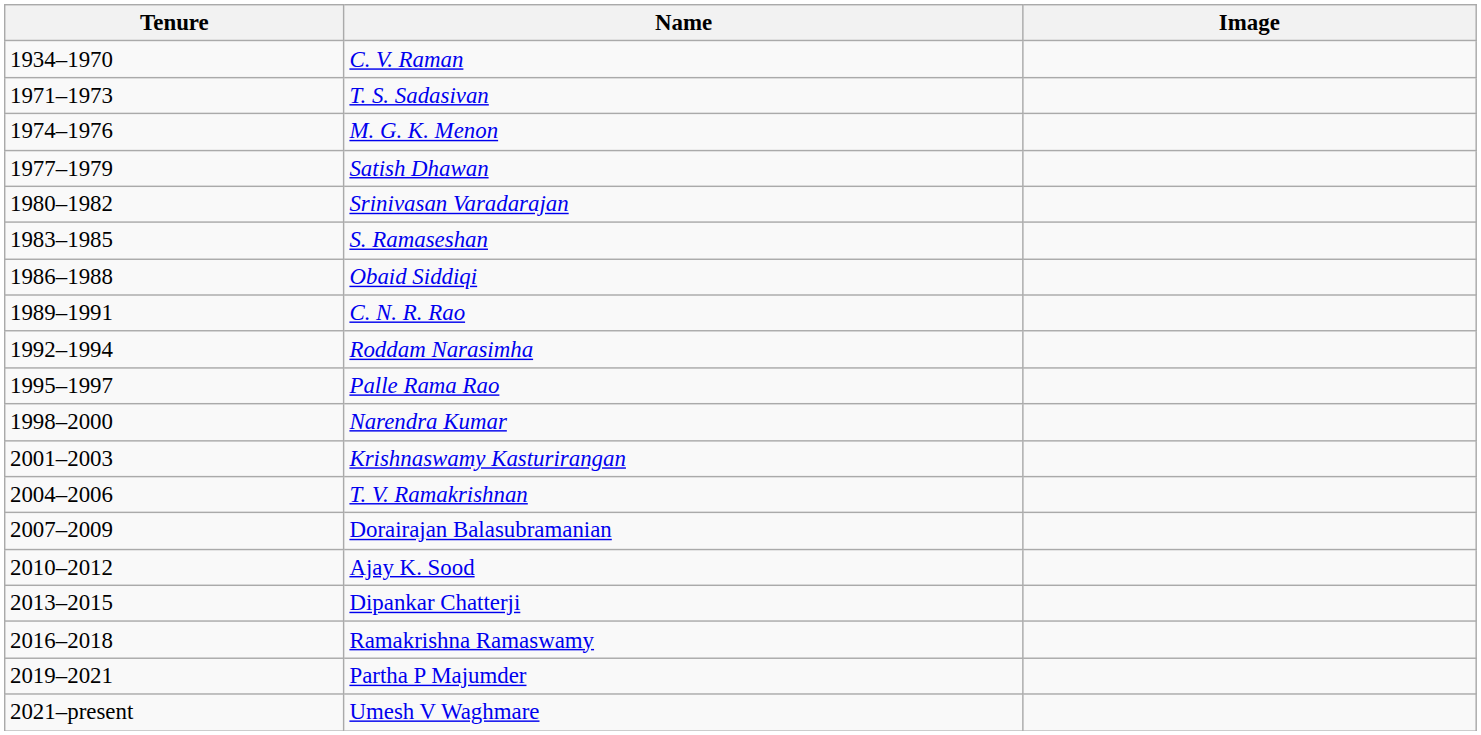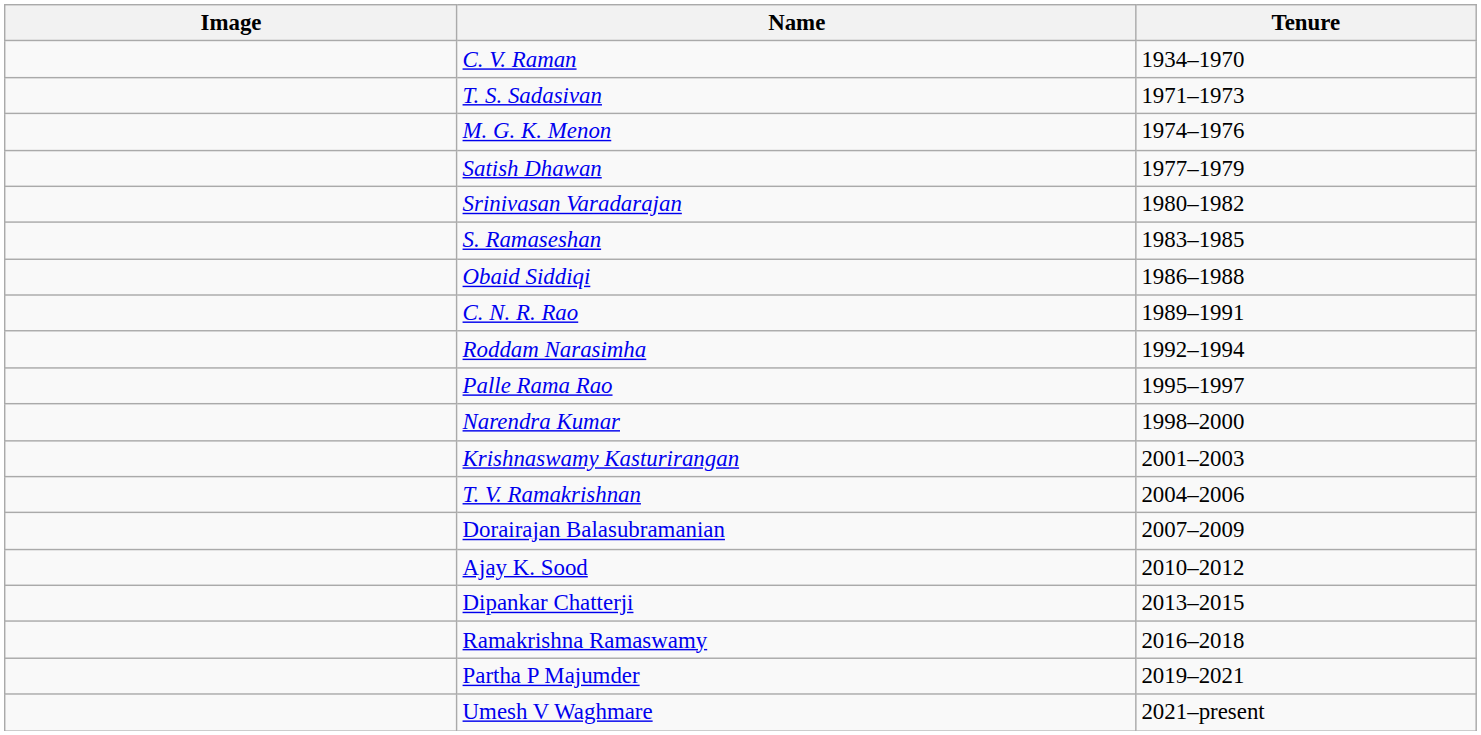columns swapped: (1249, 22) <-> (174, 22)
